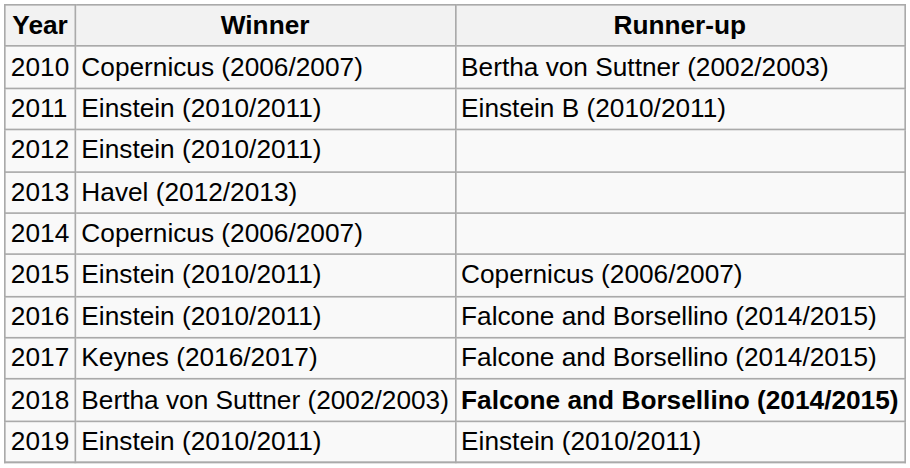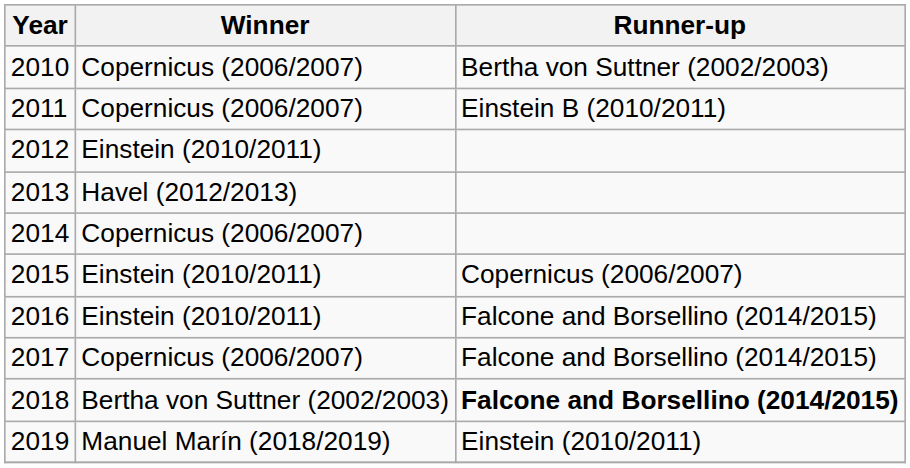(201, 108) Einstein (2010/2011) -> (222, 108) Copernicus (2006/2007)
(200, 358) Keynes (2016/2017) -> (222, 358) Copernicus (2006/2007)
(201, 441) Einstein (2010/2011) -> (236, 441) Manuel Marín (2018/2019)
